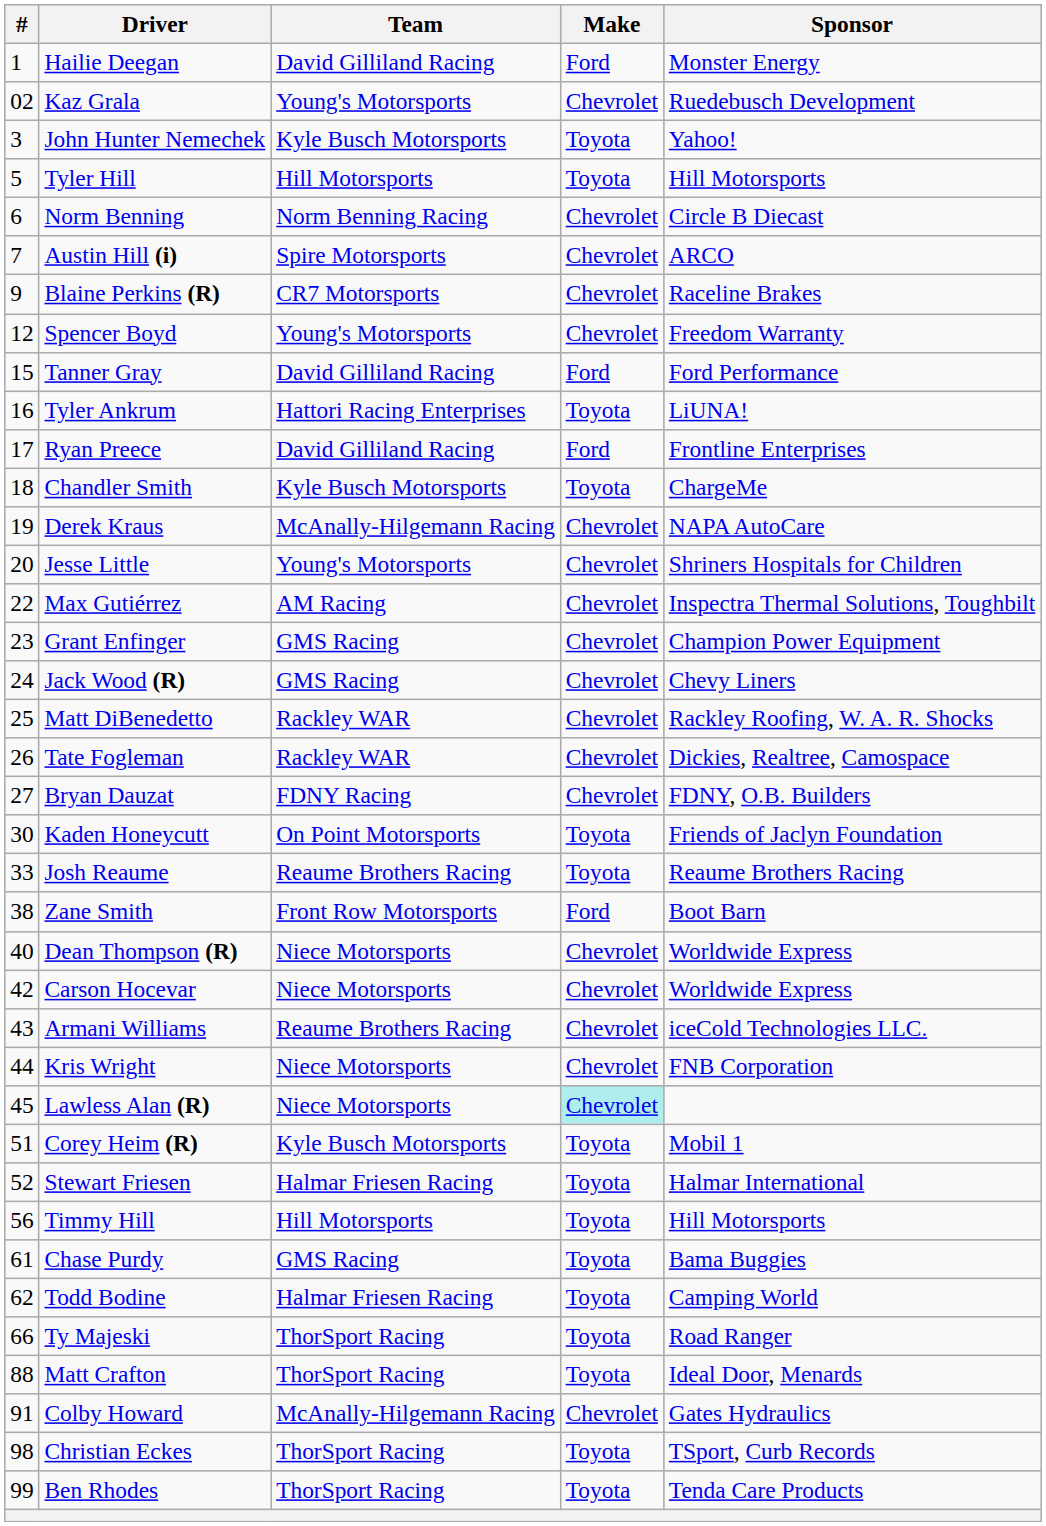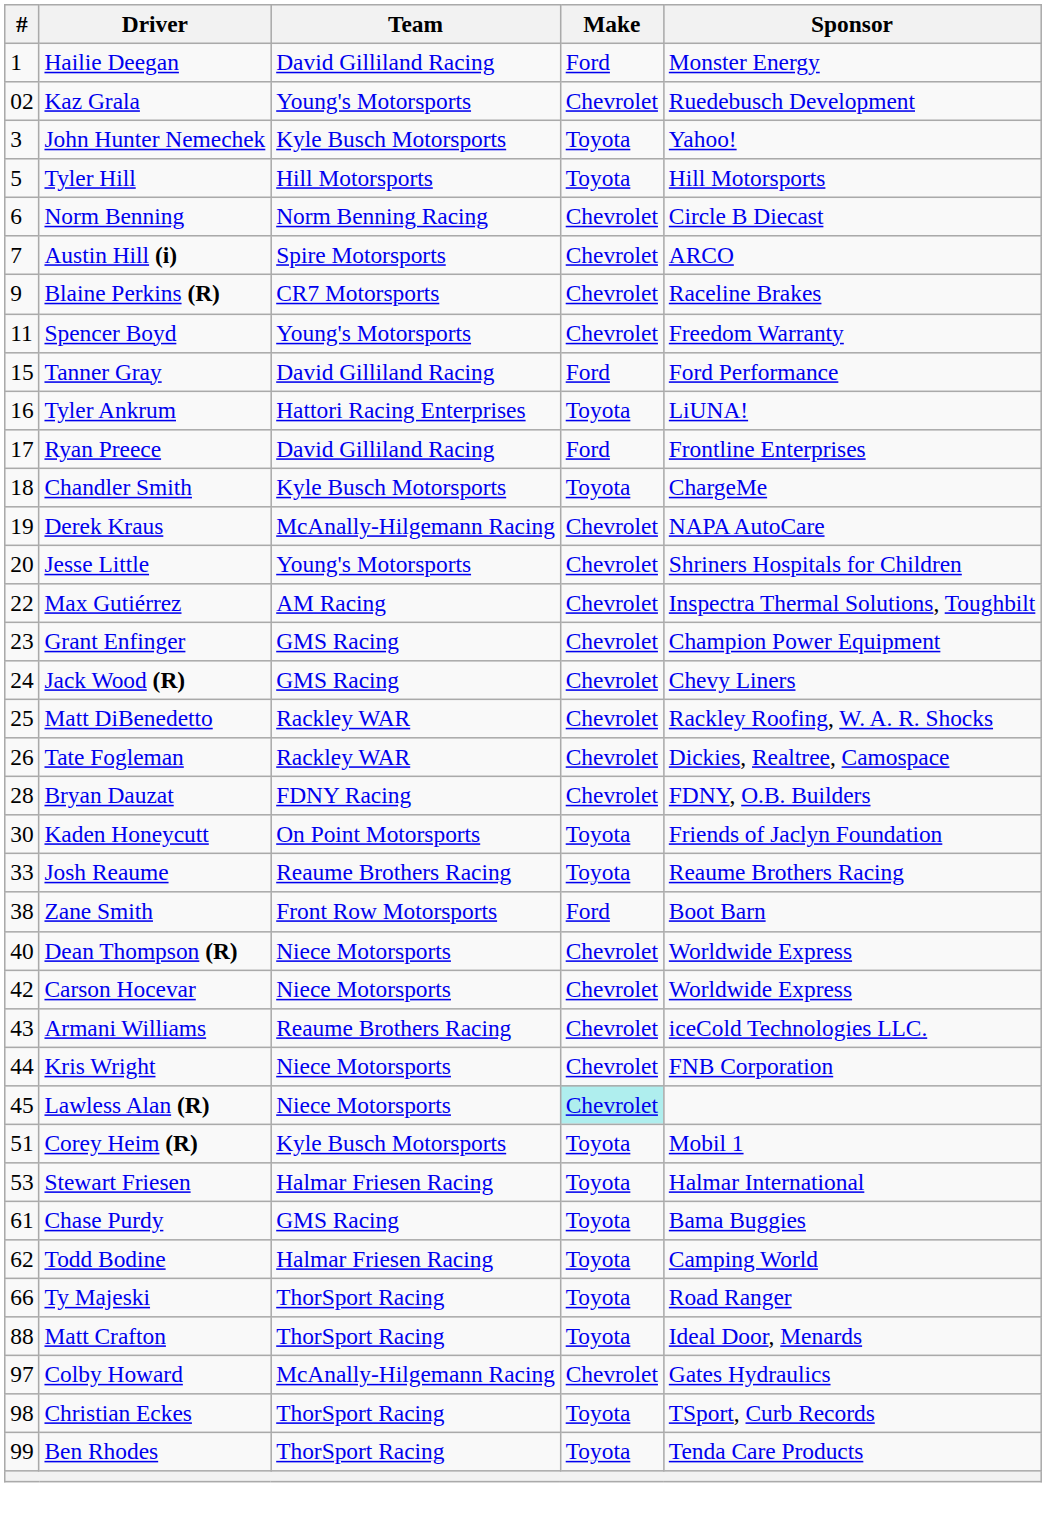(22, 332) 12 -> (21, 332) 11
(22, 795) 27 -> (22, 795) 28
(22, 1181) 52 -> (22, 1181) 53
- row: (100, 1220)
(22, 1413) 91 -> (22, 1374) 97
